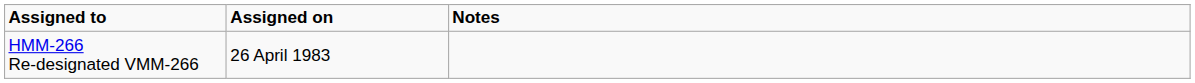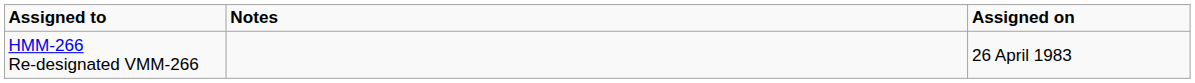columns swapped: (282, 18) <-> (476, 18)
